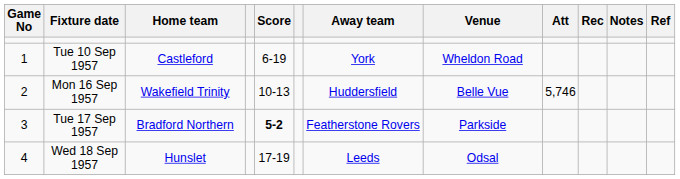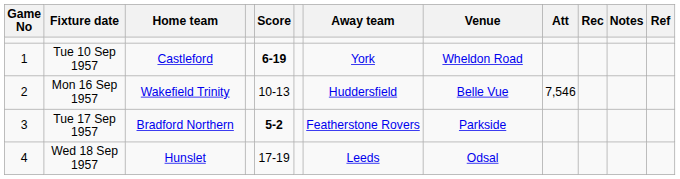(274, 59) normal -> (274, 59) bold
(560, 92) 5,746 -> (560, 92) 7,546
